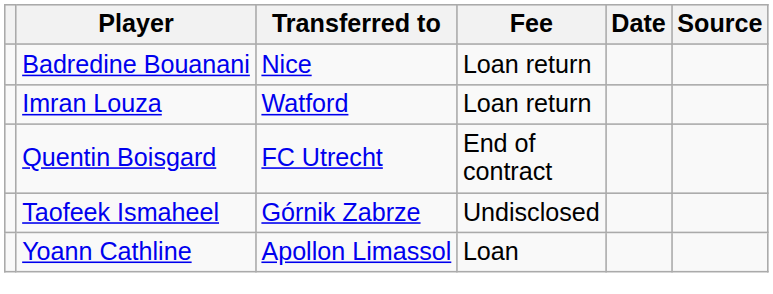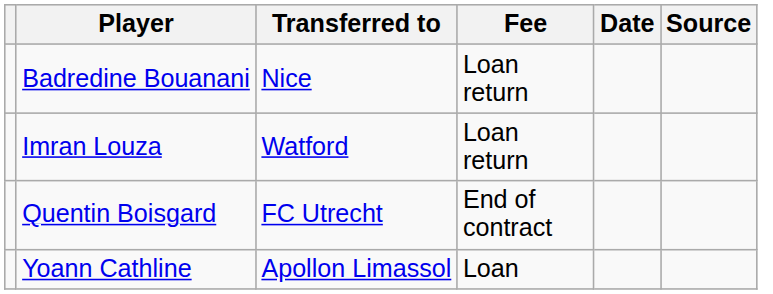- row: (121, 212)
